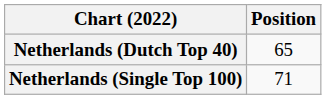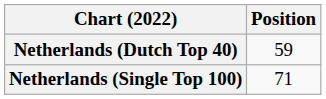(284, 49) 65 -> (284, 49) 59
